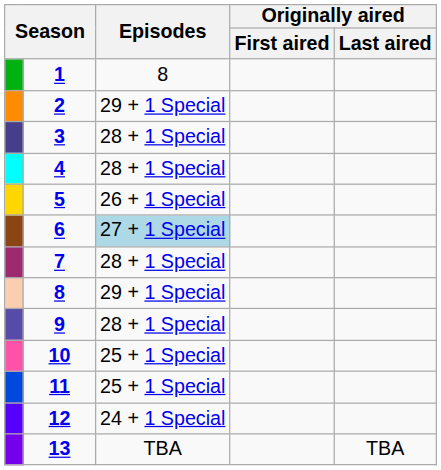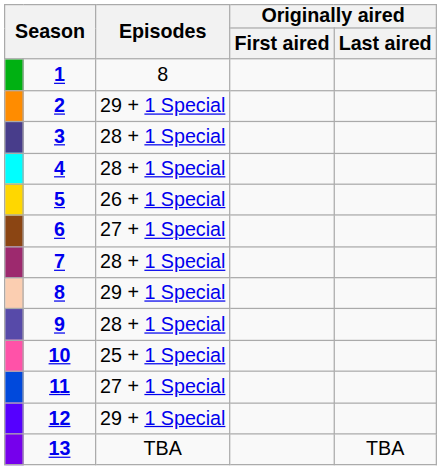(163, 230) lightblue background -> (163, 230) no background
(163, 386) 25 + 1 Special -> (163, 386) 27 + 1 Special
(163, 418) 24 + 1 Special -> (163, 418) 29 + 1 Special
